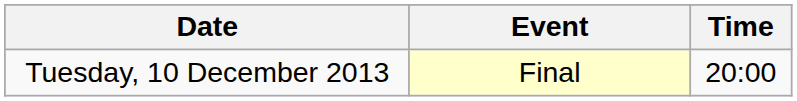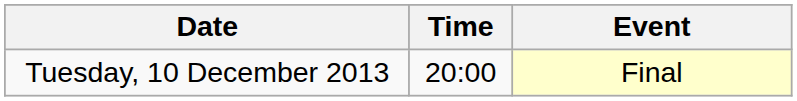columns swapped: (741, 27) <-> (550, 27)
